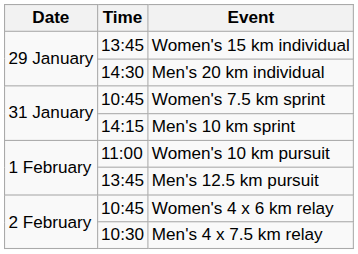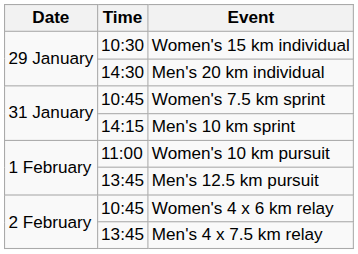(123, 45) 13:45 -> (123, 45) 10:30
(123, 235) 10:30 -> (123, 235) 13:45
